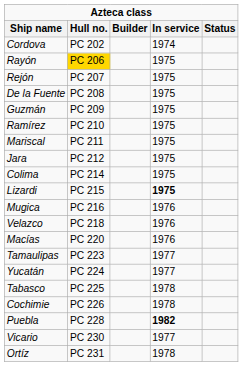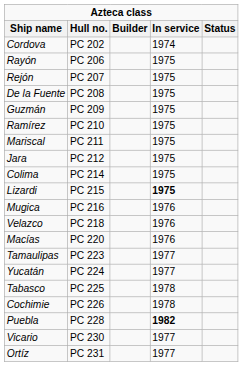(87, 61) gold background -> (87, 61) no background
(164, 353) 1978 -> (164, 353) 1977
